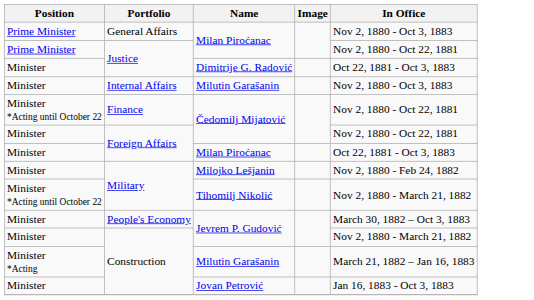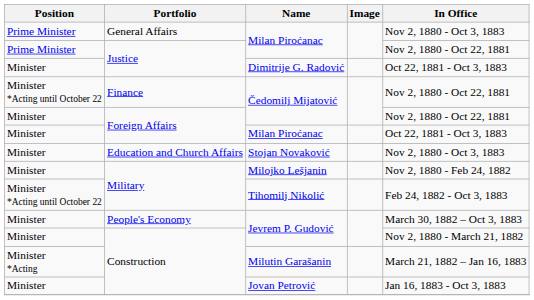- row: (142, 85)
+ row: (175, 152)
(402, 194) Nov 2, 1880 - March 21, 1882 -> (446, 194) Feb 24, 1882 - Oct 3, 1883
